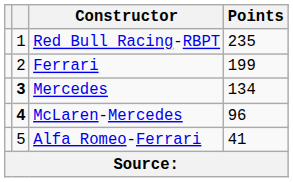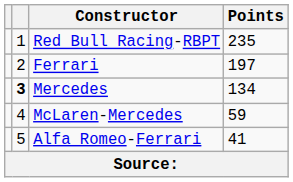(242, 66) 199 -> (242, 66) 197
(21, 115) bold -> (21, 115) normal
(237, 115) 96 -> (237, 115) 59
